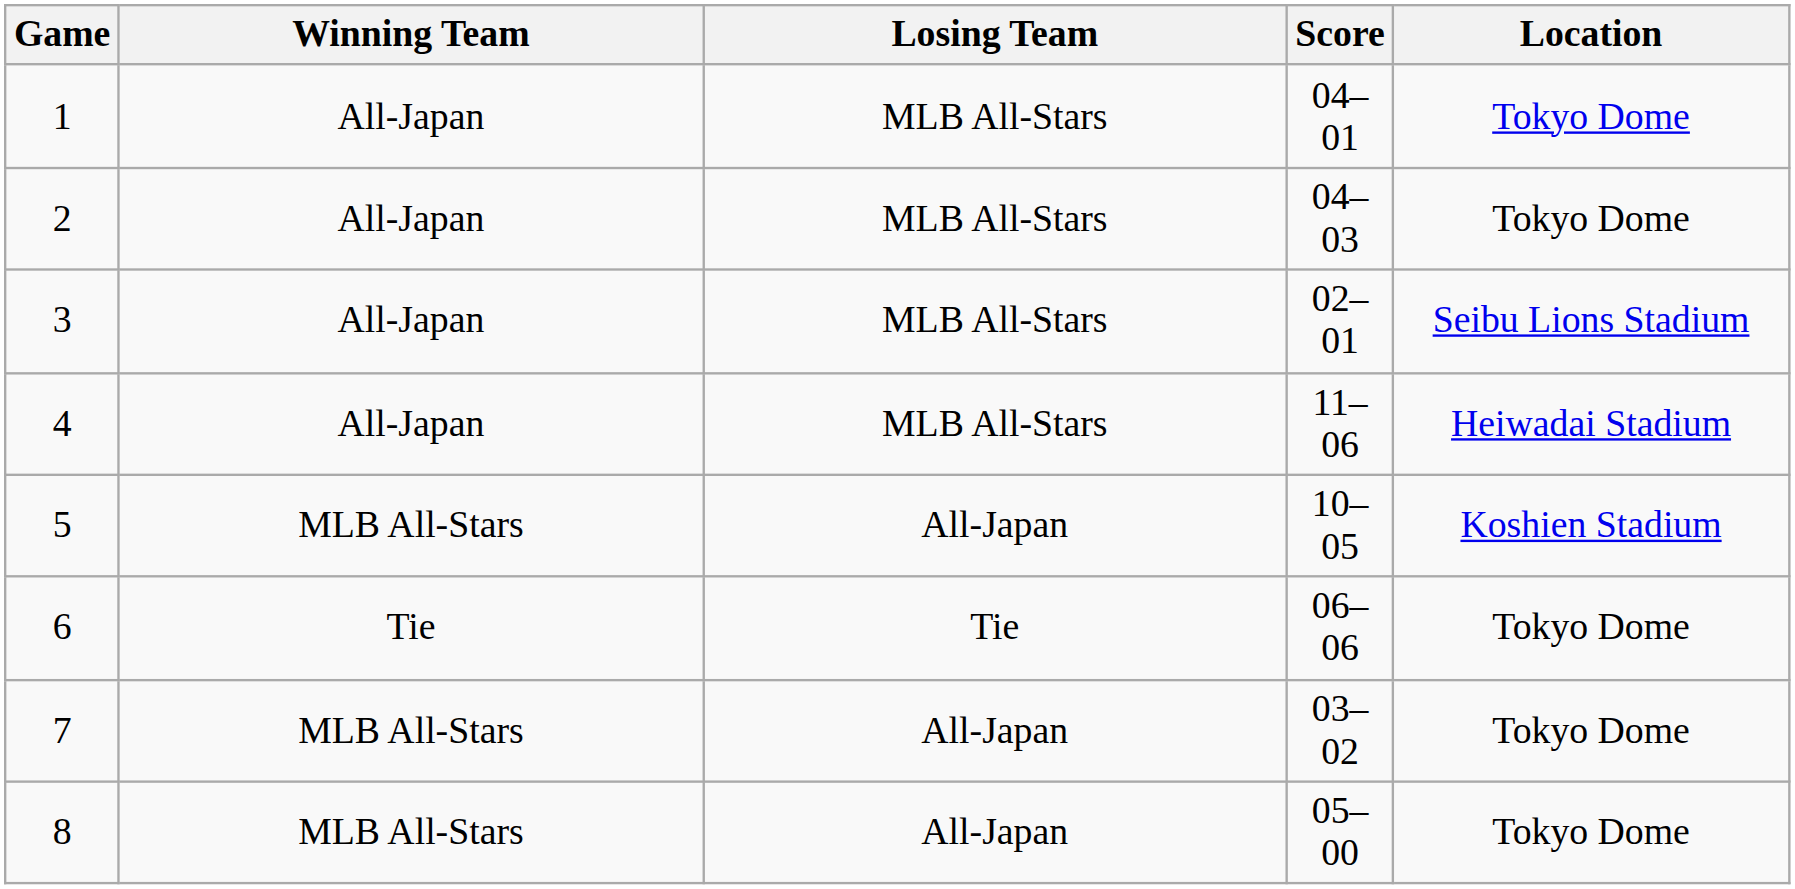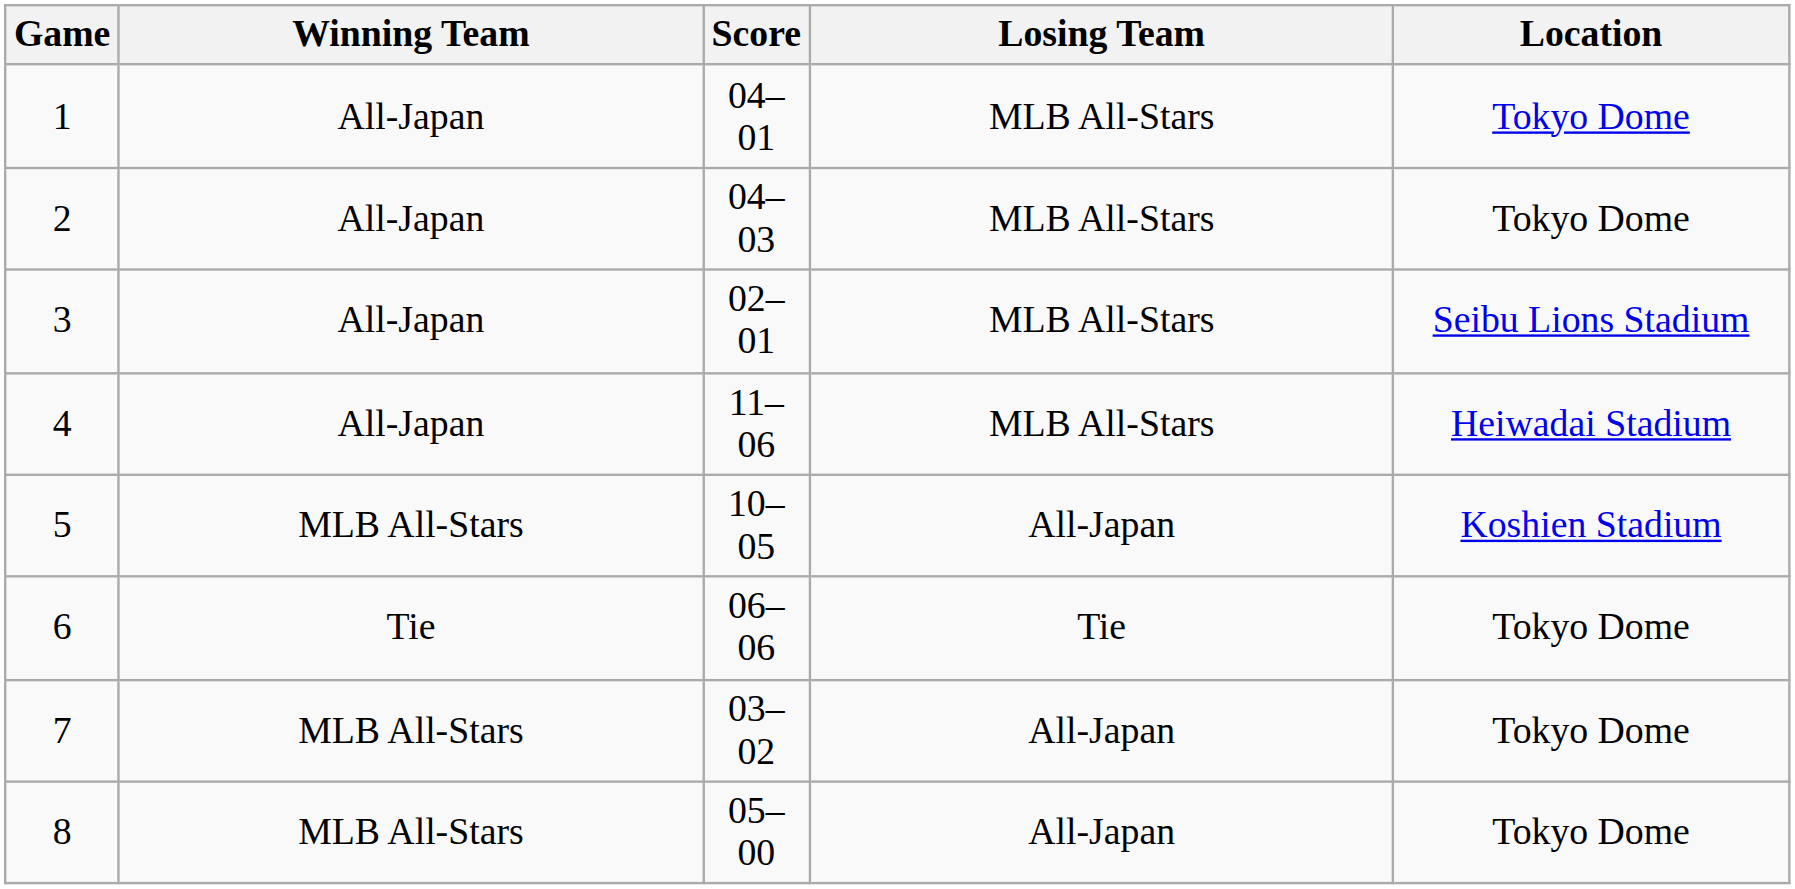columns swapped: (1340, 34) <-> (995, 34)
